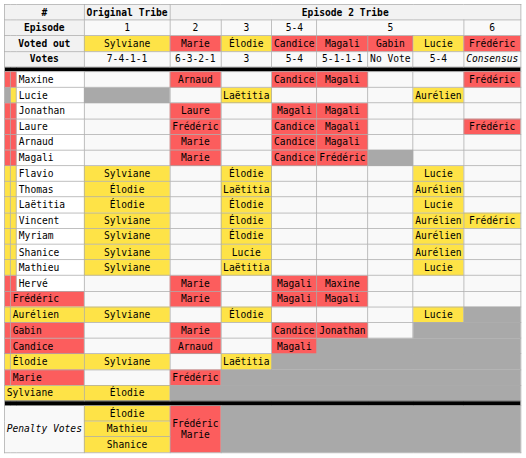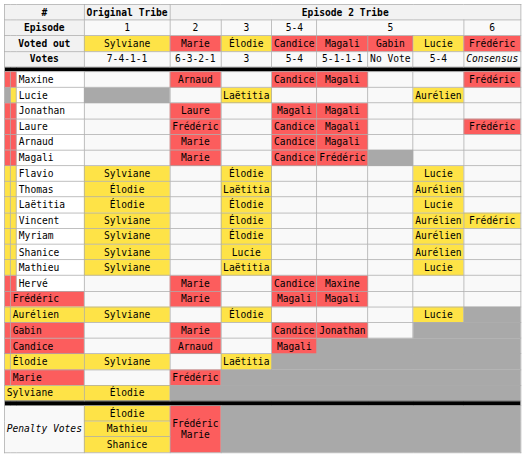(294, 283) Magali -> (294, 283) Candice
